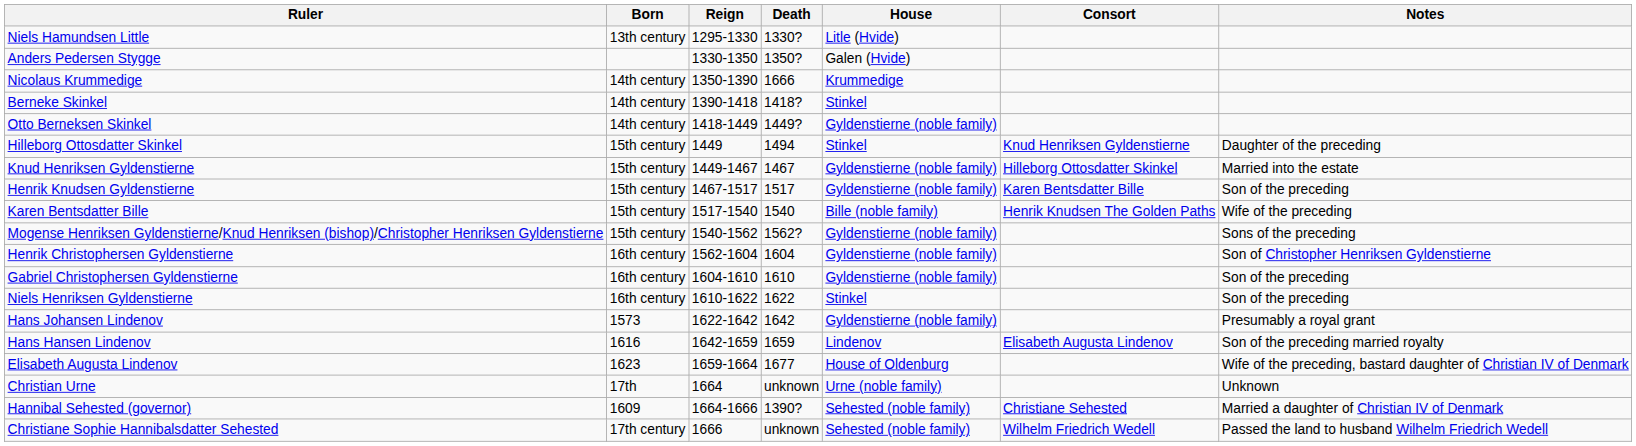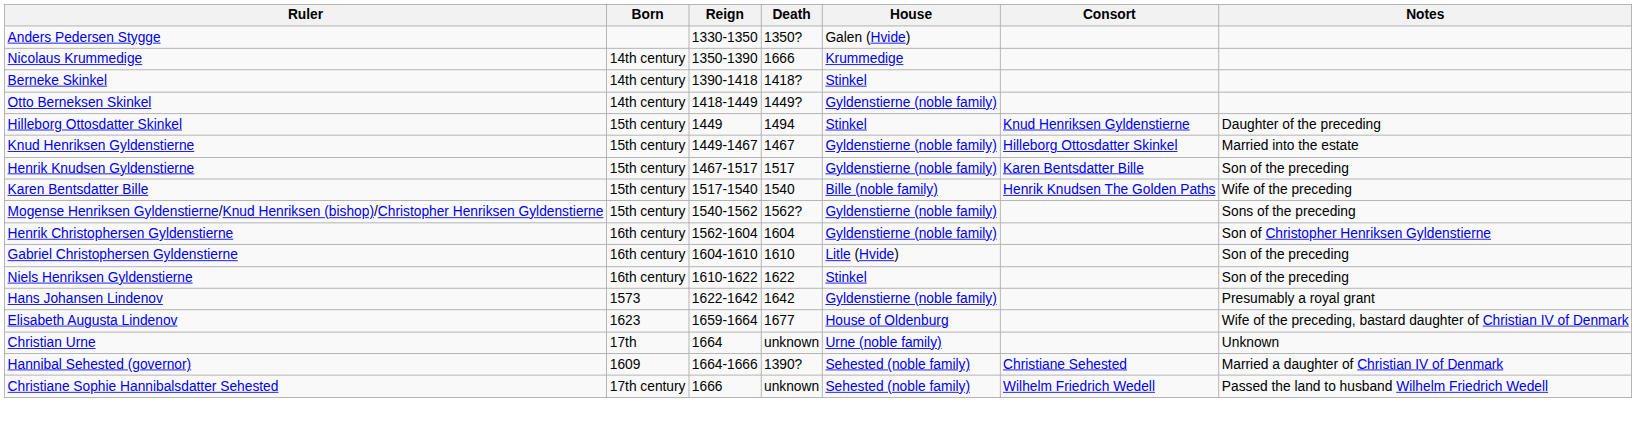- row: (78, 37)
(911, 277) Gyldenstierne (noble family) -> (862, 255) Litle (Hvide)
- row: (79, 342)
